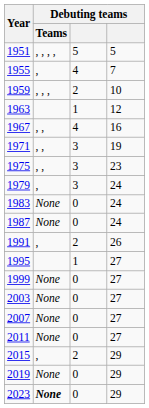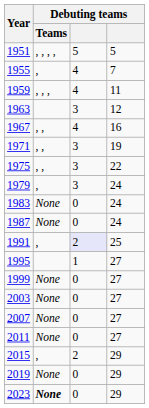(75, 90) 2 -> (75, 90) 4
(116, 90) 10 -> (115, 90) 11
(75, 109) 1 -> (75, 109) 3
(116, 166) 23 -> (116, 166) 22
(75, 242) no background -> (75, 242) lavender background
(116, 242) 26 -> (116, 242) 25
